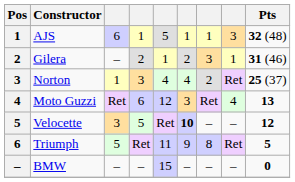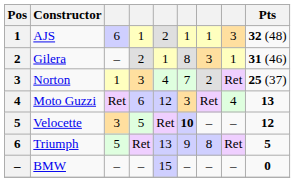(165, 36) 5 -> (165, 36) 2
(187, 57) 2 -> (187, 57) 8
(187, 79) 4 -> (187, 79) 7
(165, 144) 11 -> (165, 144) 13
